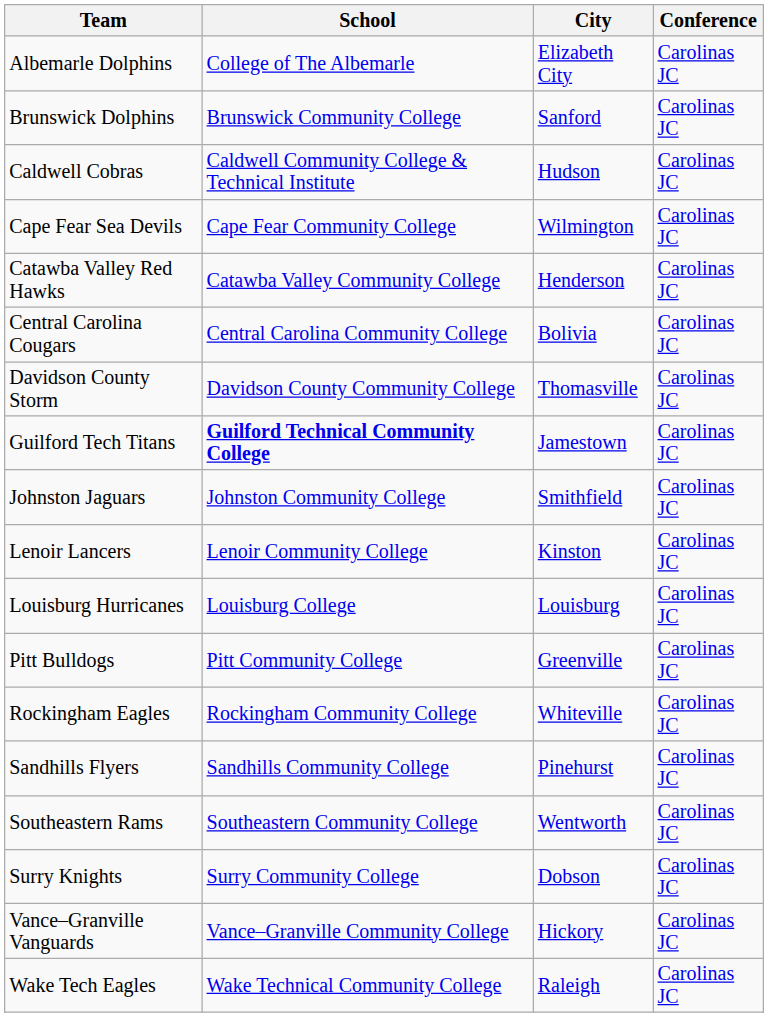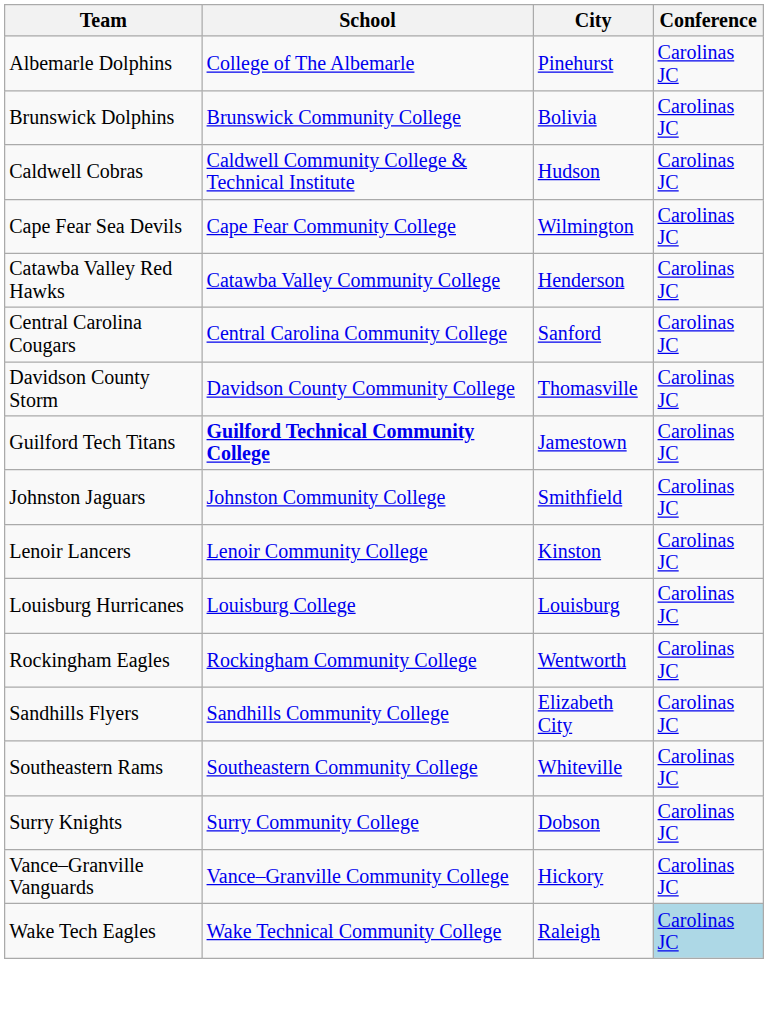(576, 63) Elizabeth City -> (576, 63) Pinehurst
(569, 117) Sanford -> (567, 117) Bolivia
(567, 334) Bolivia -> (569, 334) Sanford
- row: (62, 659)
(580, 713) Whiteville -> (582, 659) Wentworth
(576, 768) Pinehurst -> (576, 713) Elizabeth City
(582, 822) Wentworth -> (580, 768) Whiteville
(696, 985) no background -> (696, 930) lightblue background
